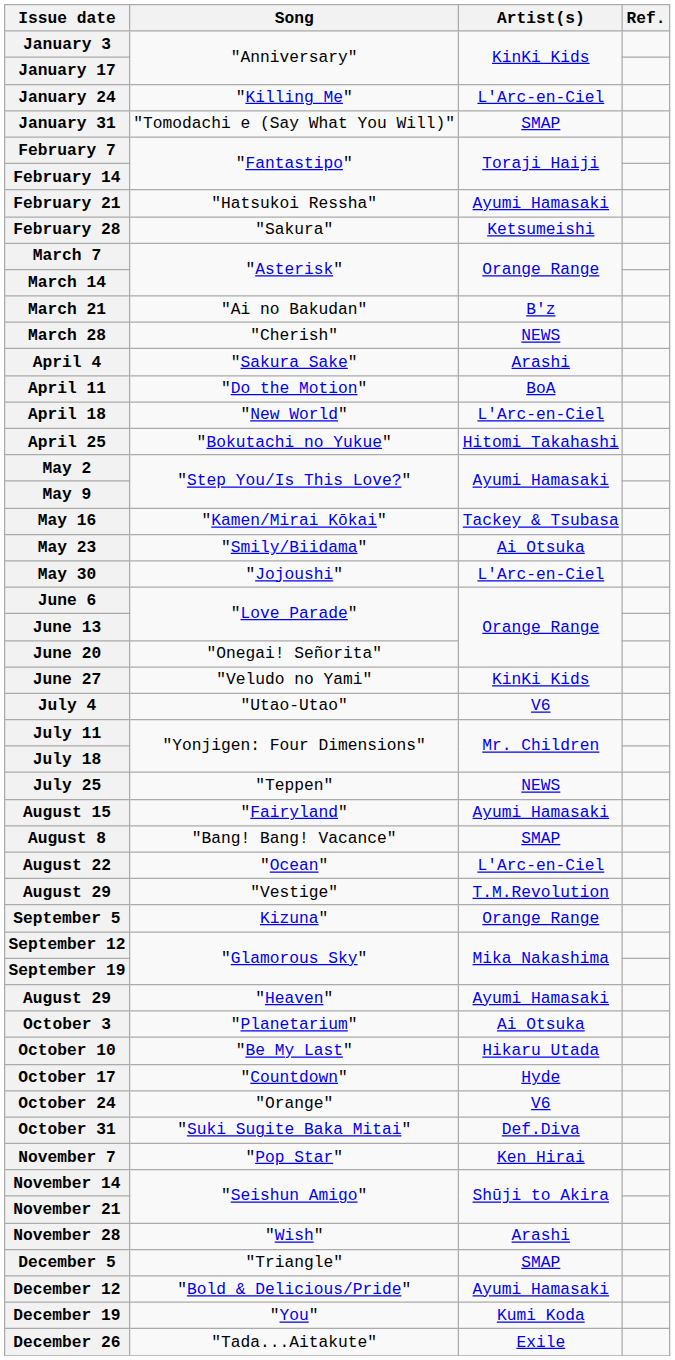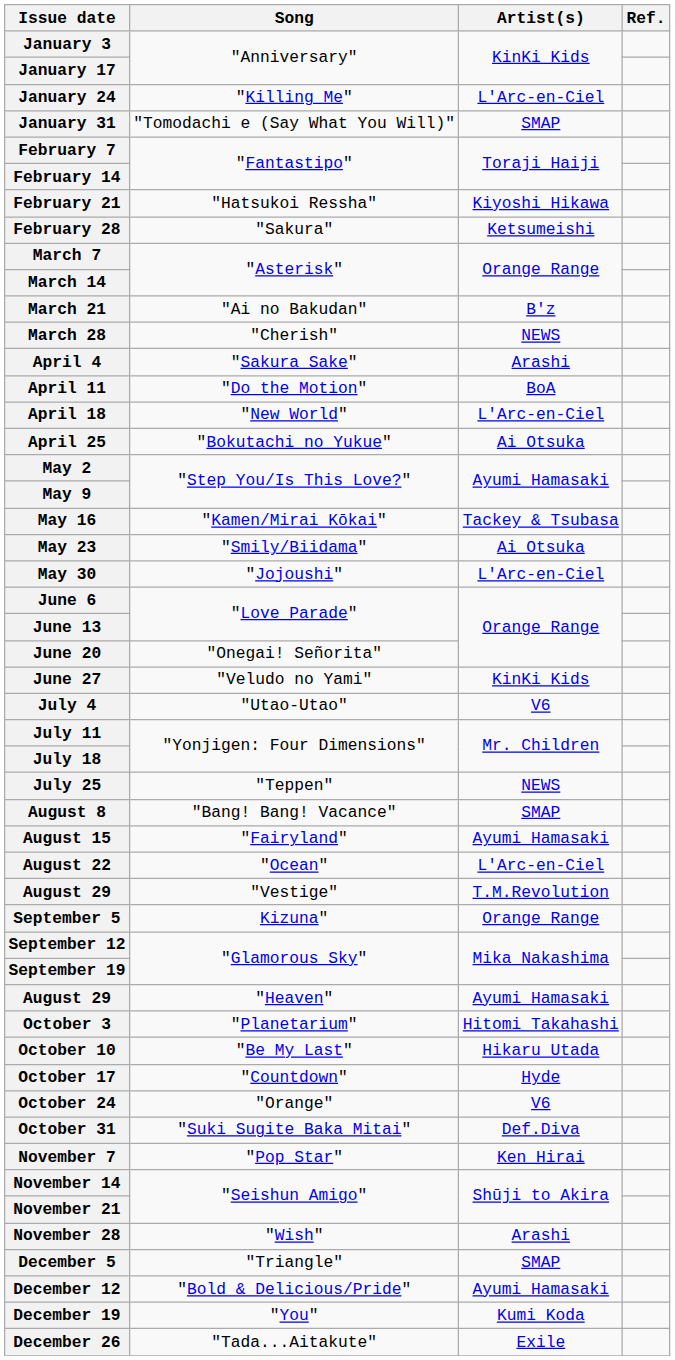(541, 203) Ayumi Hamasaki -> (541, 203) Kiyoshi Hikawa
(541, 442) Hitomi Takahashi -> (541, 442) Ai Otsuka
rows swapped: (67, 839) <-> (67, 812)
(541, 1024) Ai Otsuka -> (541, 1024) Hitomi Takahashi
